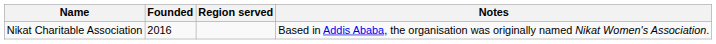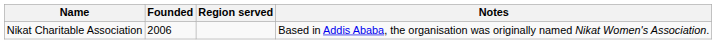(159, 30) 2016 -> (159, 30) 2006
